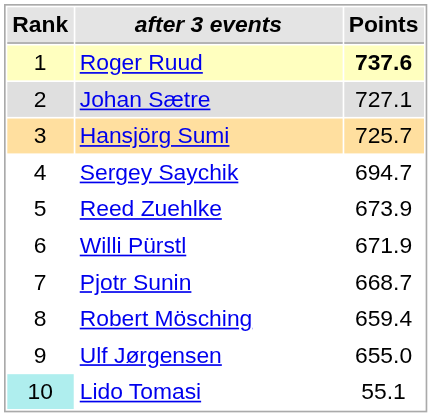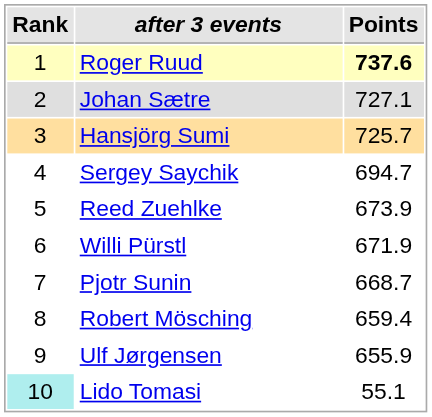(384, 355) 655.0 -> (384, 355) 655.9
